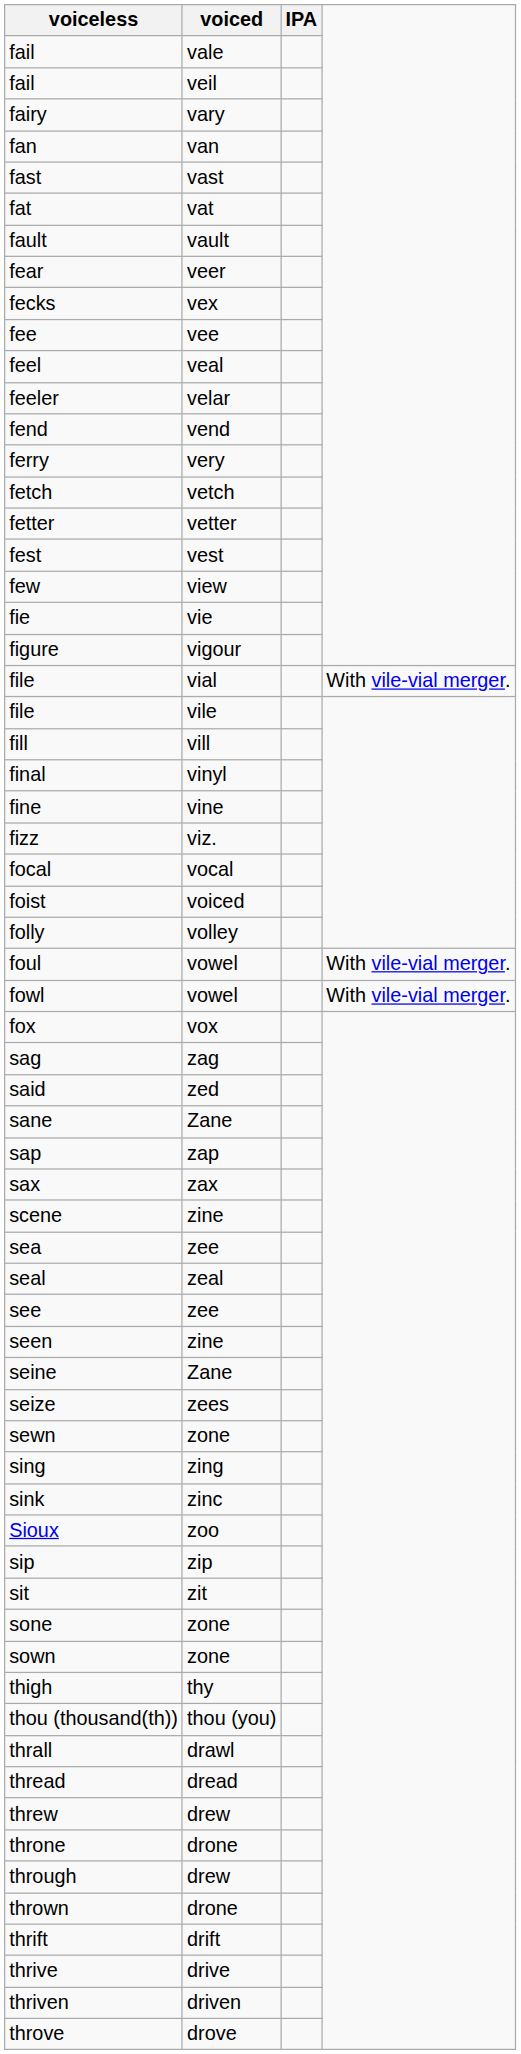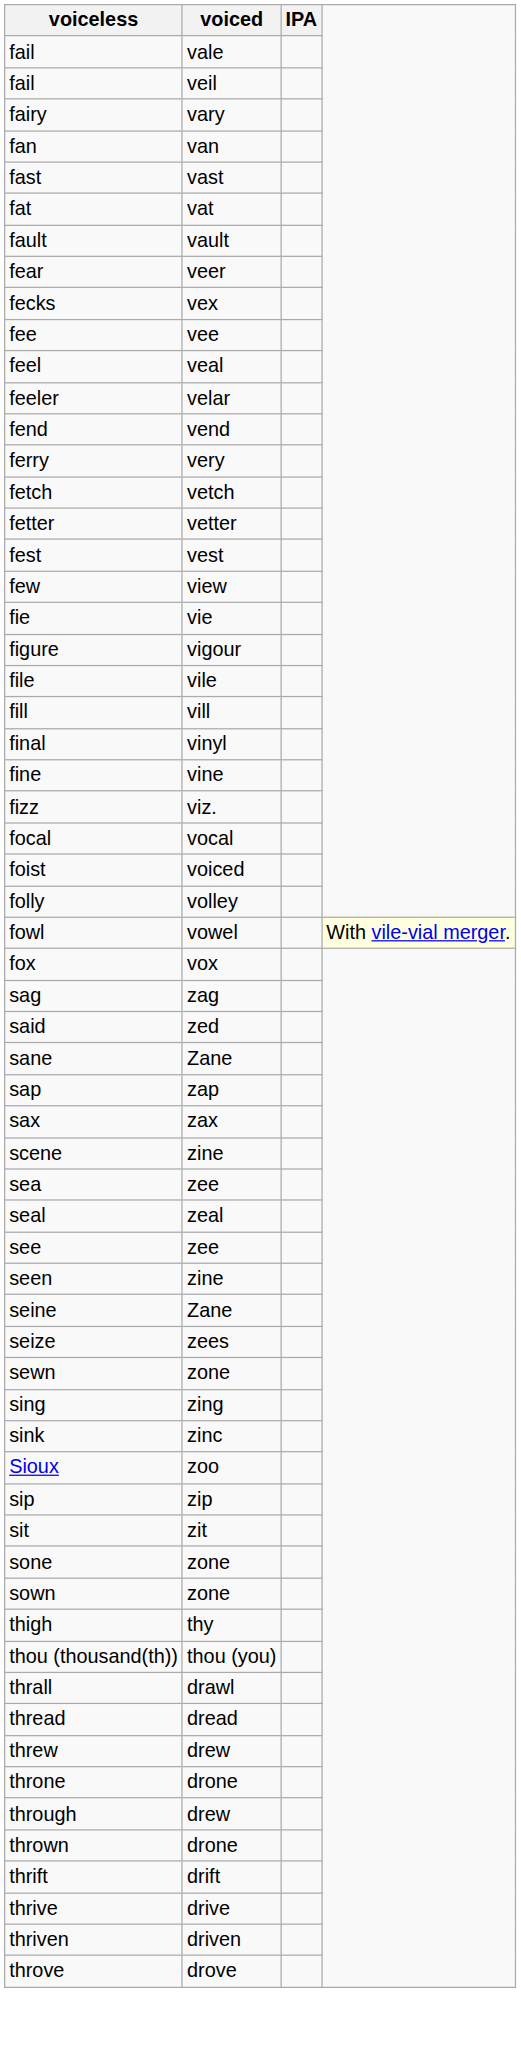- row: (22, 680)
- row: (25, 964)
(418, 995) no background -> (418, 932) lightyellow background
